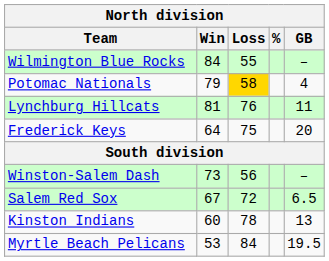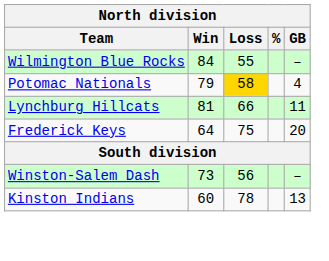(249, 108) 76 -> (246, 108) 66
- row: (63, 199)
- row: (96, 245)
